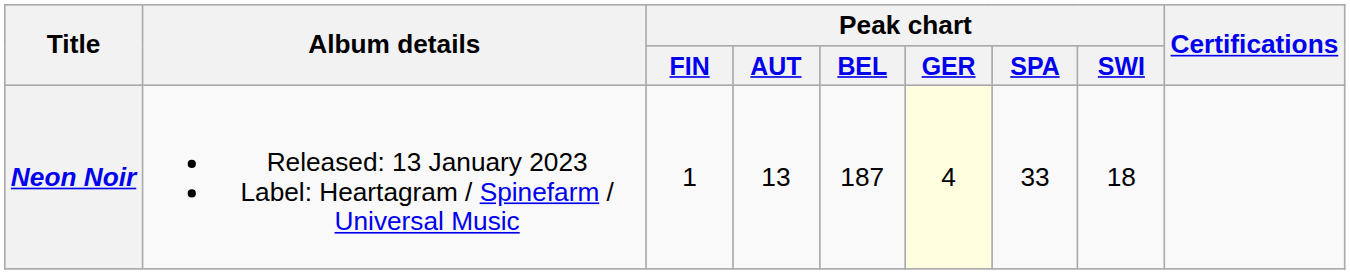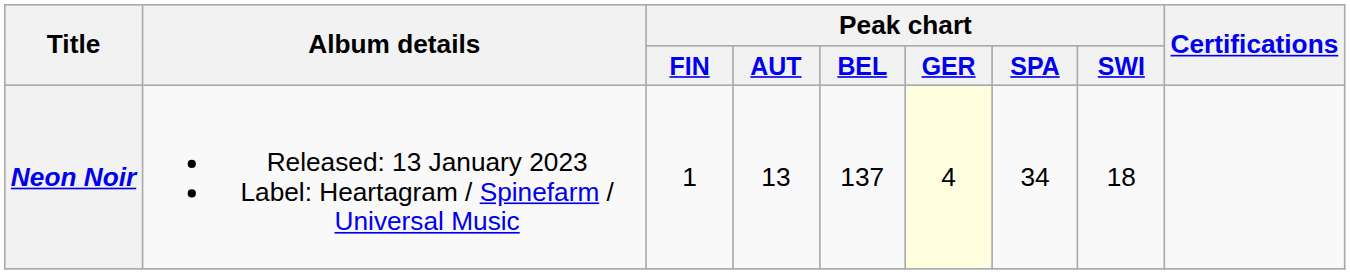(862, 176) 187 -> (862, 176) 137
(1035, 176) 33 -> (1035, 176) 34
